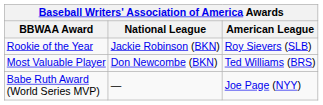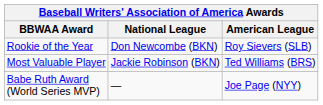(165, 46) Jackie Robinson (BKN) -> (164, 46) Don Newcombe (BKN)
(164, 63) Don Newcombe (BKN) -> (165, 63) Jackie Robinson (BKN)
